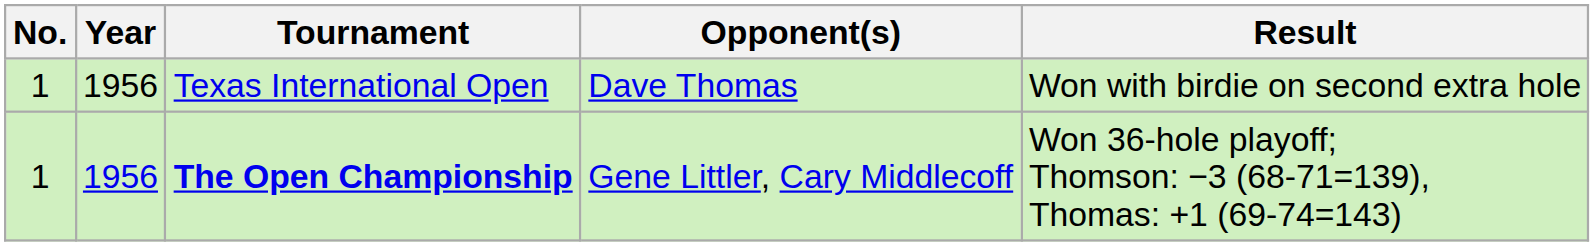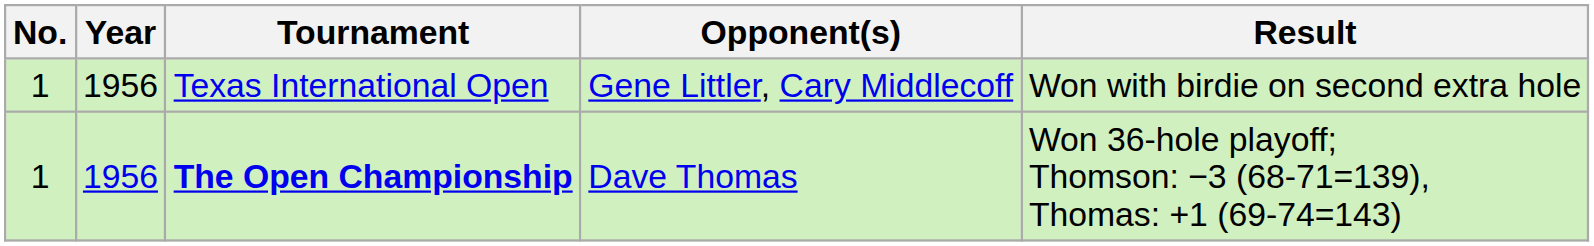(693, 85) Dave Thomas -> (801, 85) Gene Littler, Cary Middlecoff
(801, 177) Gene Littler, Cary Middlecoff -> (693, 177) Dave Thomas
